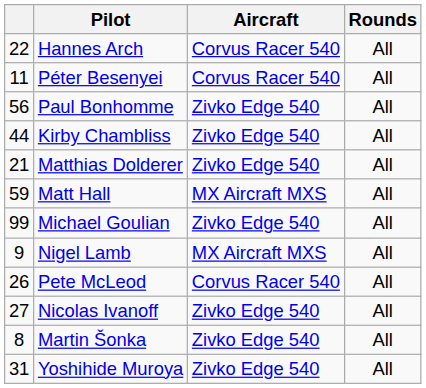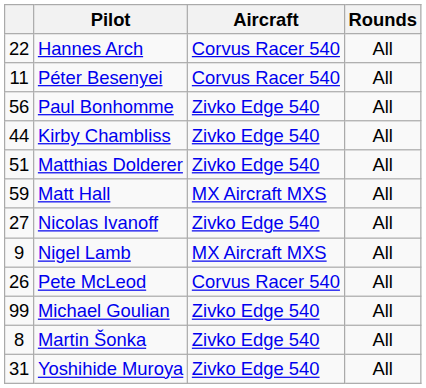(19, 165) 21 -> (19, 165) 51
rows swapped: (98, 311) <-> (104, 223)
